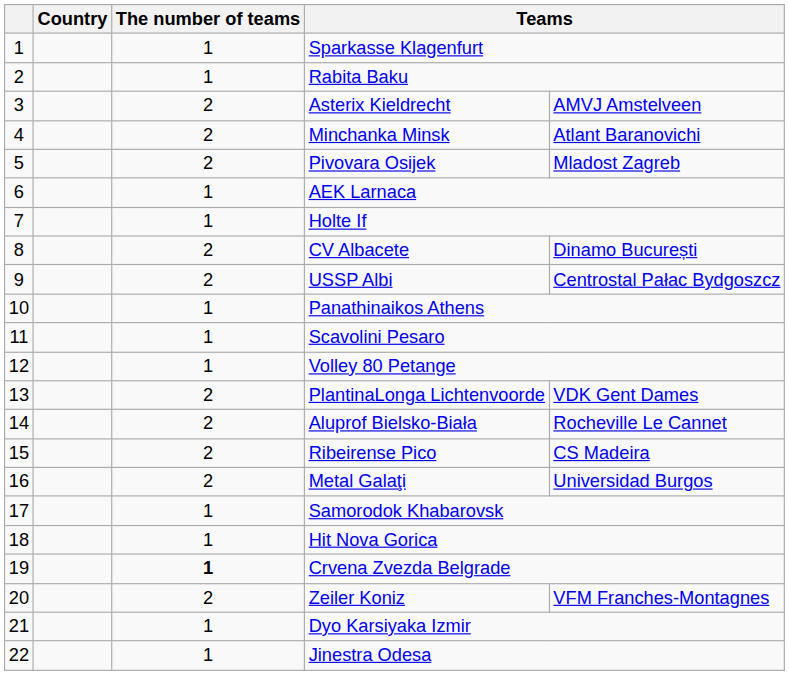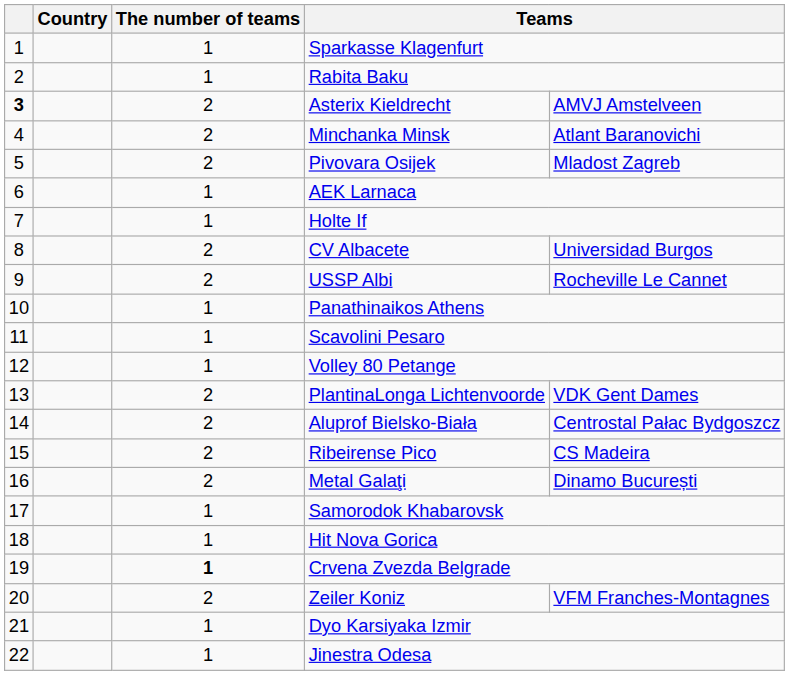(19, 105) normal -> (19, 105) bold
(625, 250) Dinamo București -> (633, 250) Universidad Burgos
(667, 279) Centrostal Pałac Bydgoszcz -> (640, 279) Rocheville Le Cannet
(640, 423) Rocheville Le Cannet -> (667, 423) Centrostal Pałac Bydgoszcz
(633, 481) Universidad Burgos -> (625, 481) Dinamo București
